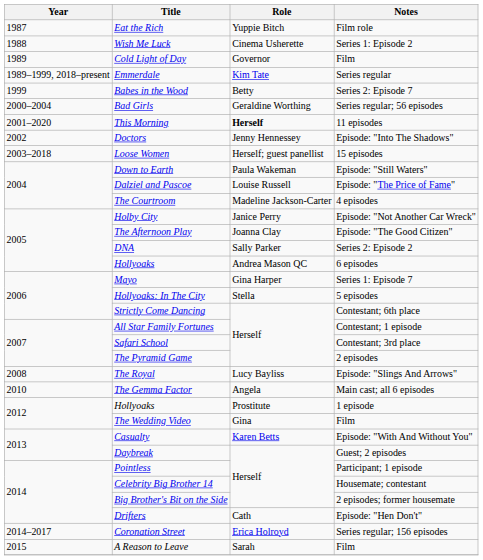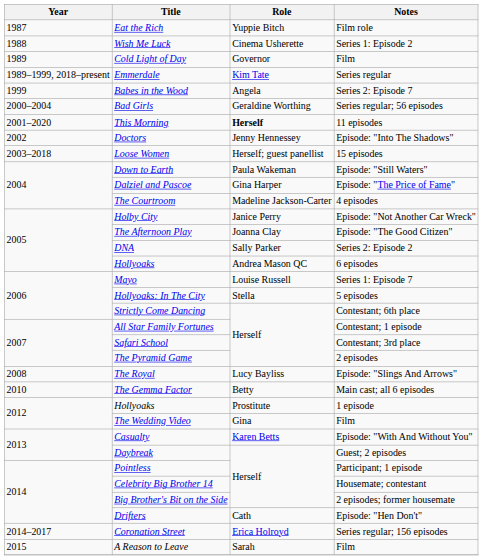(243, 91) Betty -> (246, 91) Angela
(261, 185) Louise Russell -> (257, 185) Gina Harper
(257, 279) Gina Harper -> (261, 279) Louise Russell
(246, 389) Angela -> (243, 389) Betty
